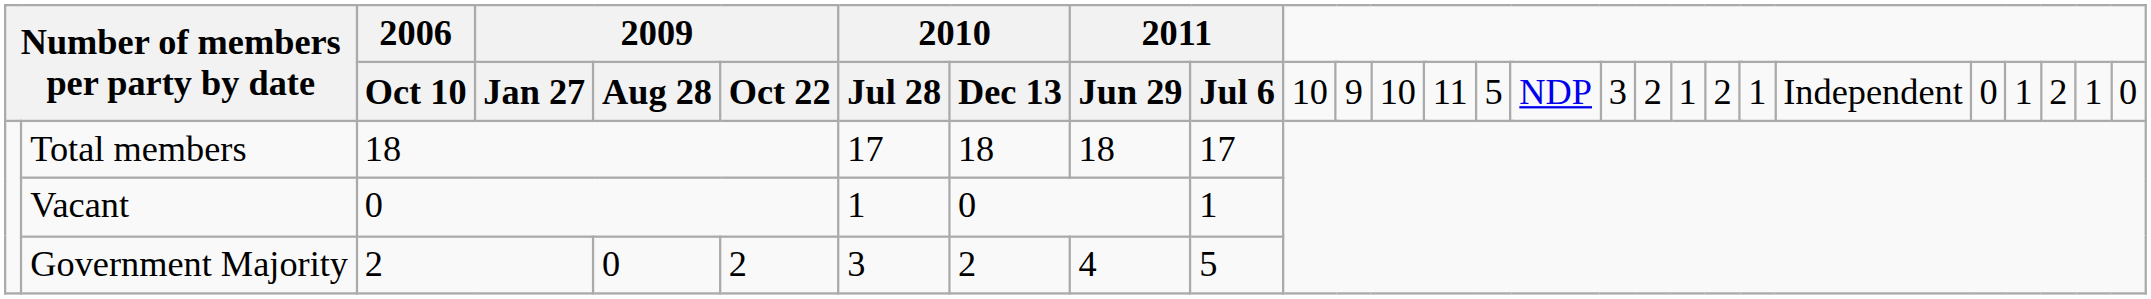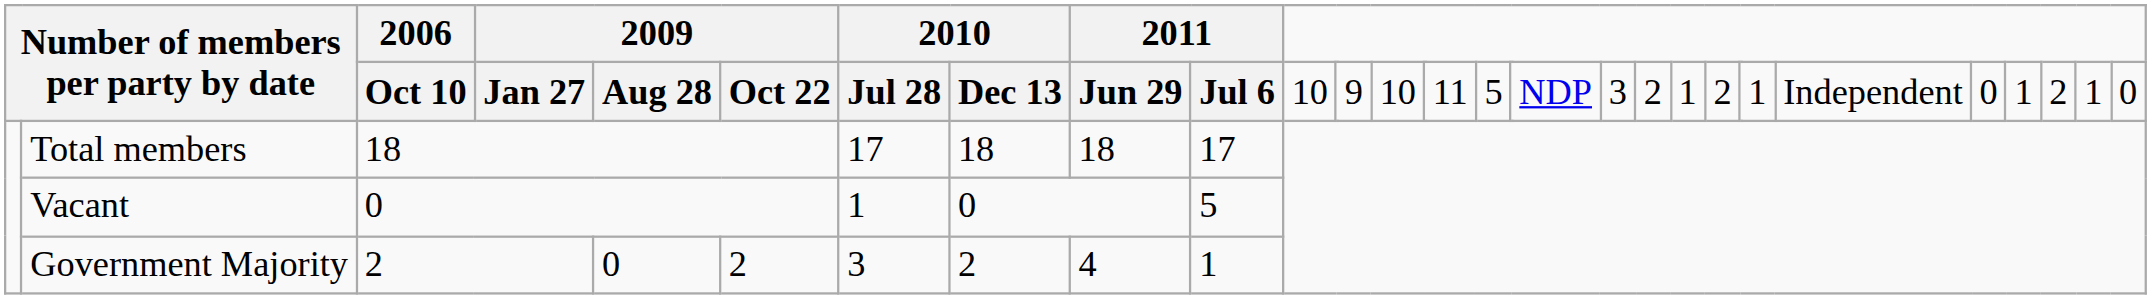(1208, 206) 1 -> (1208, 206) 5
(1208, 263) 5 -> (1208, 263) 1
